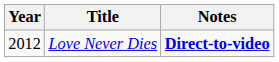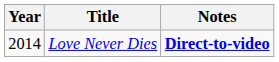(25, 43) 2012 -> (25, 43) 2014
